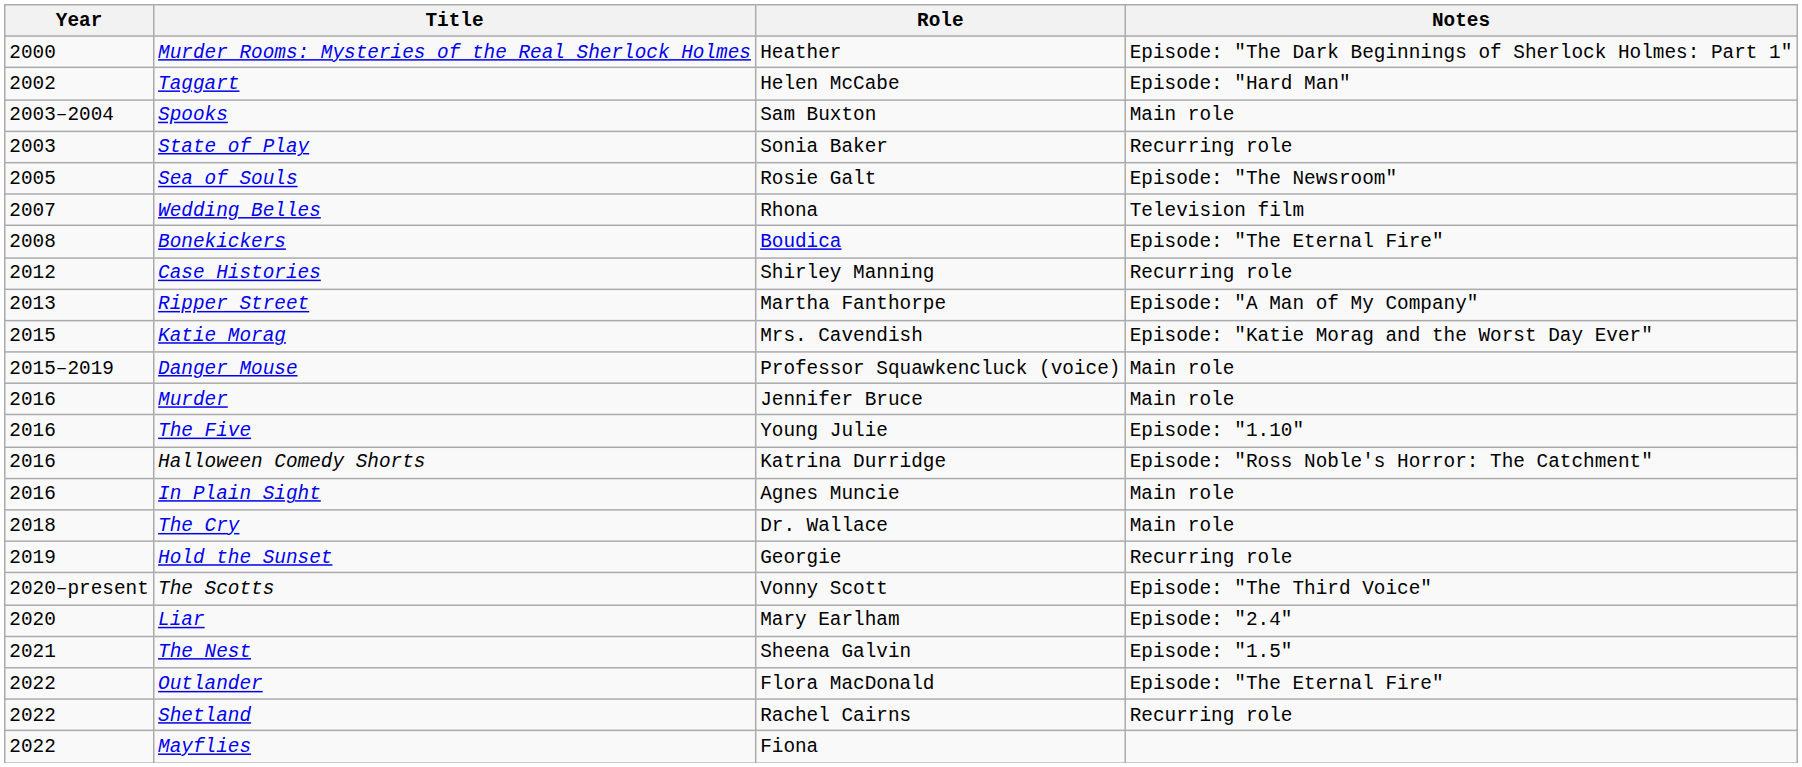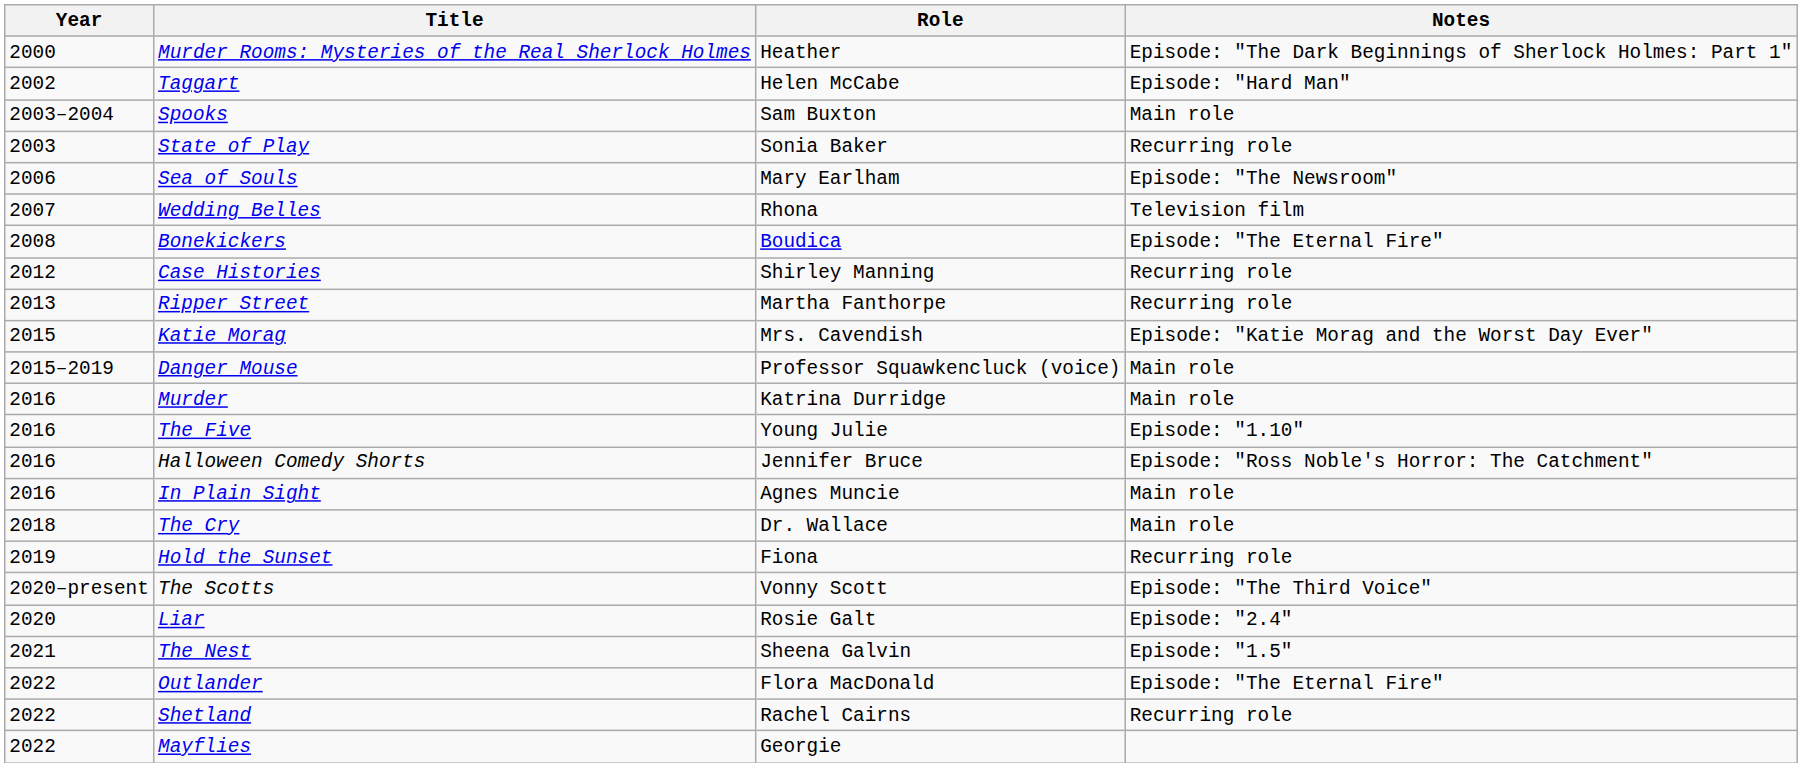(33, 178) 2005 -> (33, 178) 2006
(818, 178) Rosie Galt -> (830, 178) Mary Earlham
(1304, 305) Episode: "A Man of My Company" -> (1211, 305) Recurring role
(841, 399) Jennifer Bruce -> (853, 399) Katrina Durridge
(853, 463) Katrina Durridge -> (841, 463) Jennifer Bruce
(801, 557) Georgie -> (789, 557) Fiona
(830, 620) Mary Earlham -> (818, 620) Rosie Galt
(789, 747) Fiona -> (801, 747) Georgie
